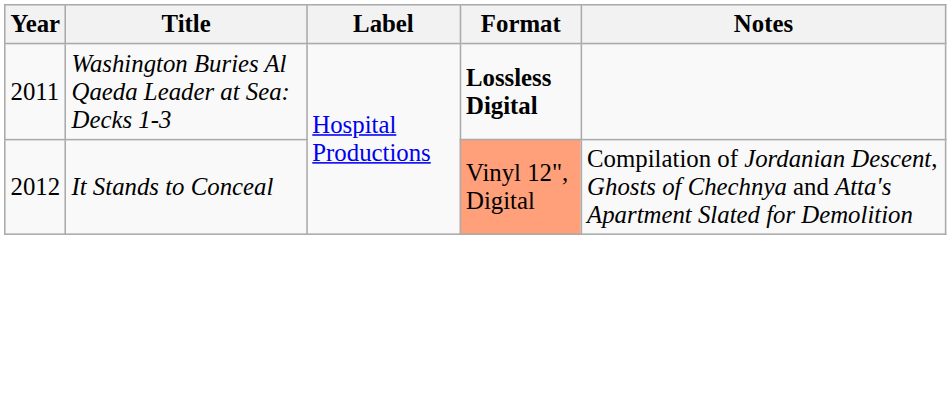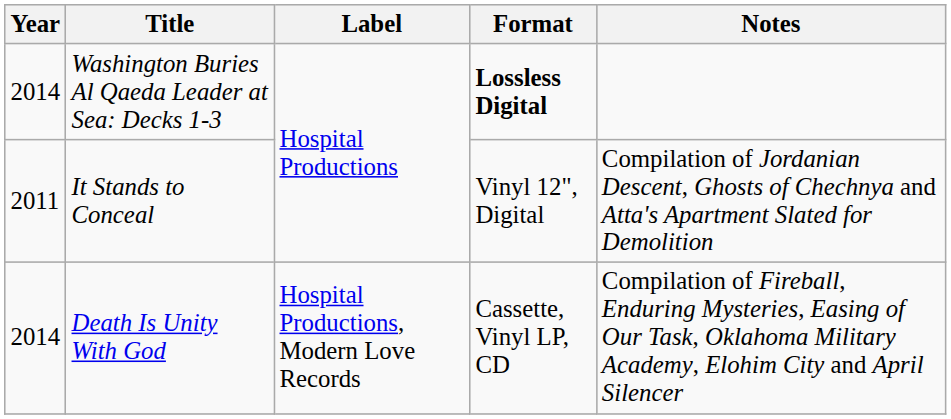(35, 91) 2011 -> (35, 91) 2014
(35, 186) 2012 -> (35, 200) 2011
(517, 186) lightsalmon background -> (527, 200) no background
+ row: (145, 337)
